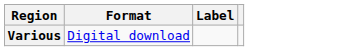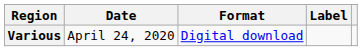+ column: (121, 15)
